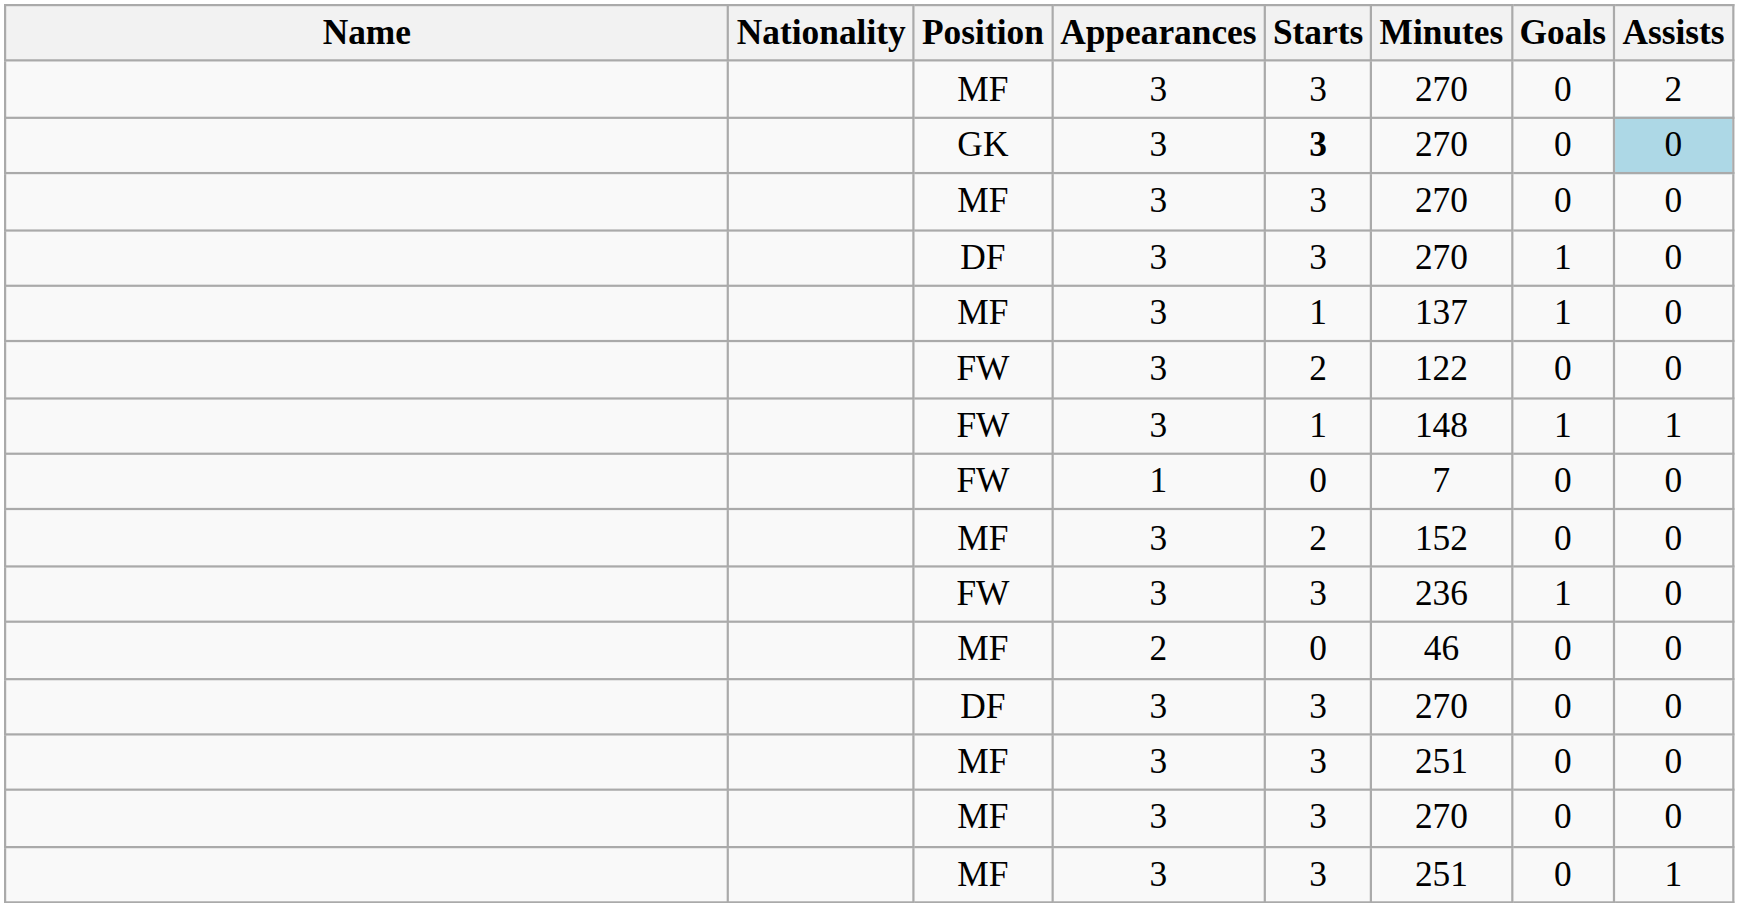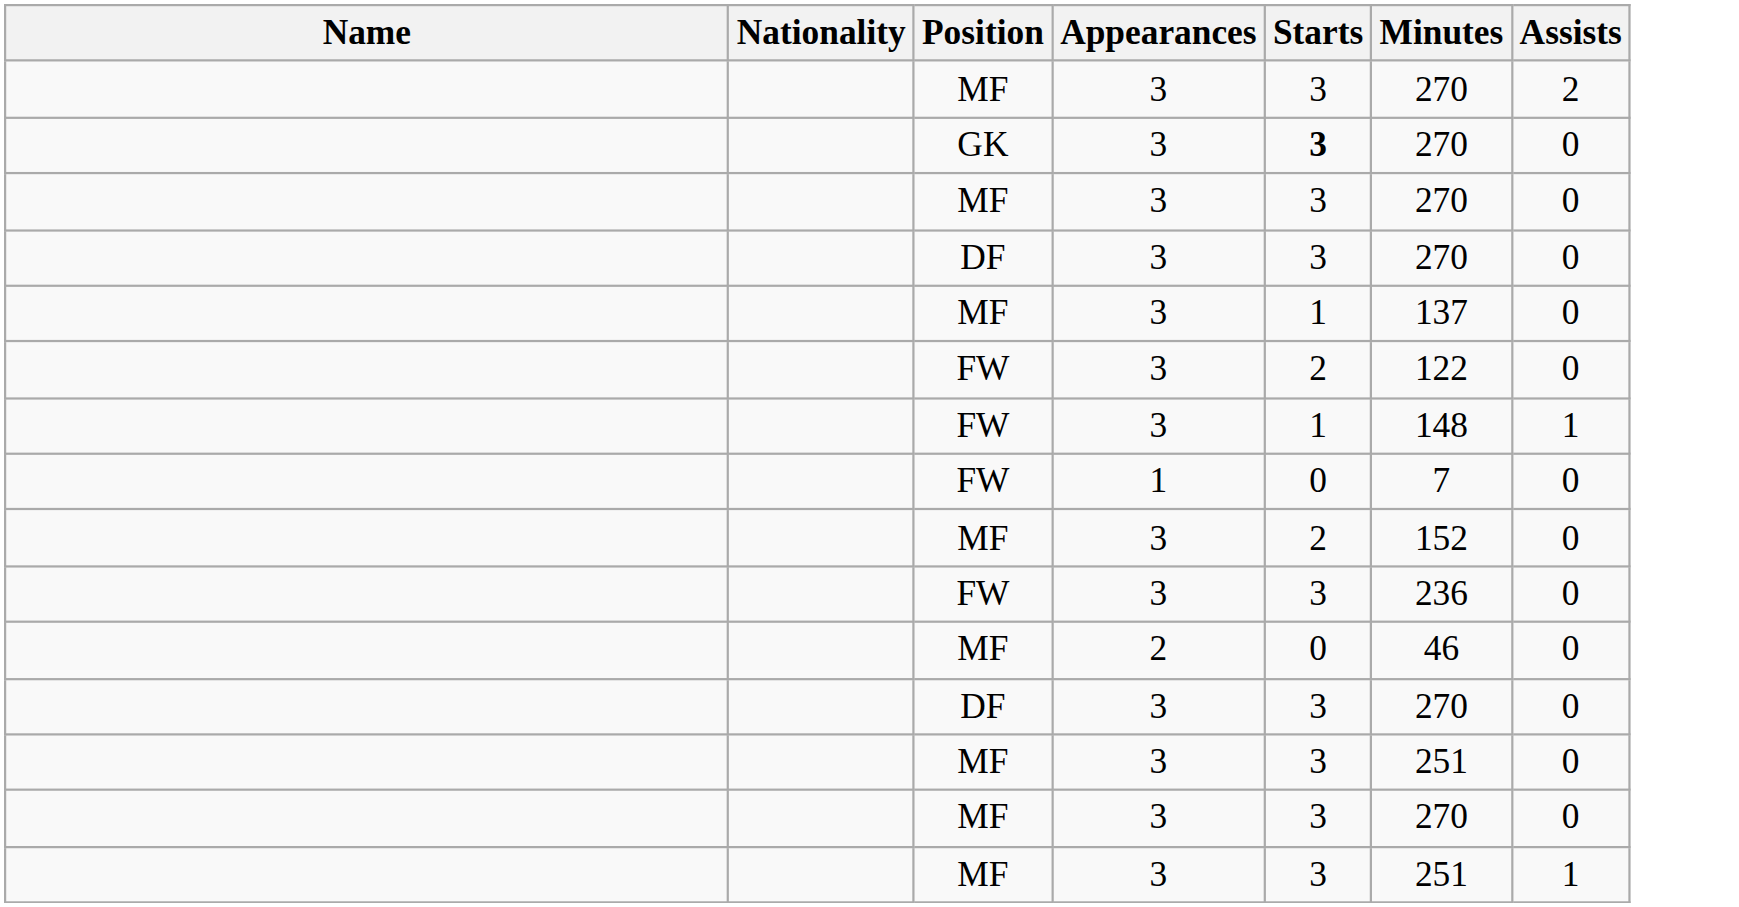- column: (1563, 32)
(1673, 144) lightblue background -> (1571, 144) no background
